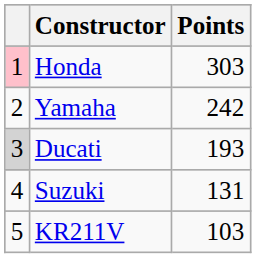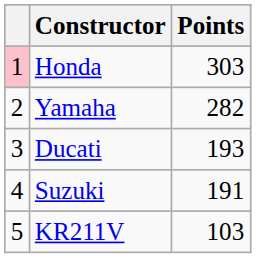(225, 108) 242 -> (225, 108) 282
(17, 149) lightgrey background -> (17, 149) no background
(225, 190) 131 -> (225, 190) 191
